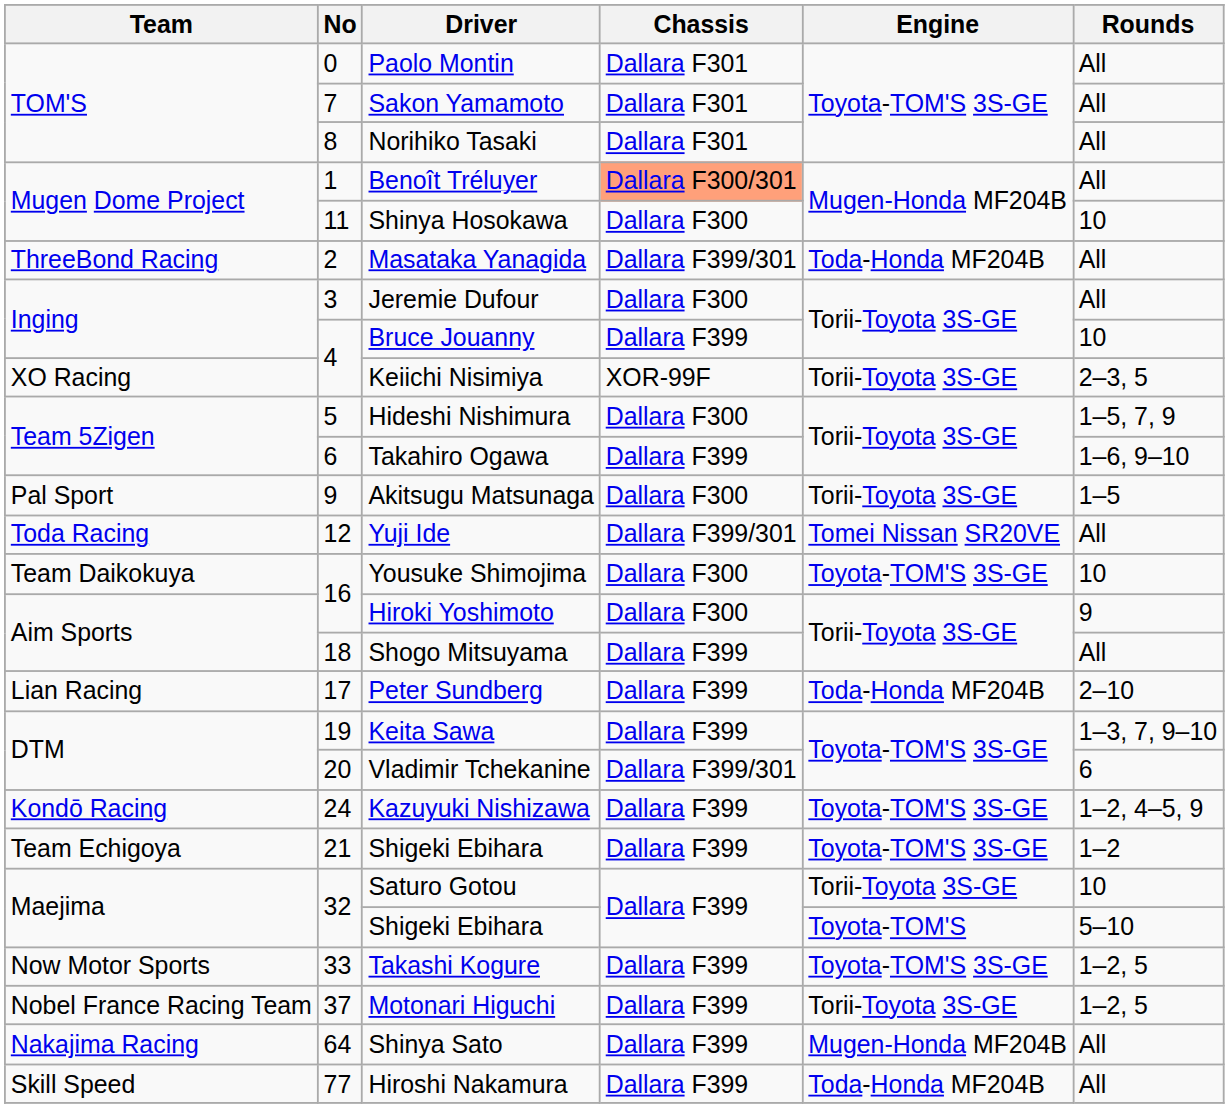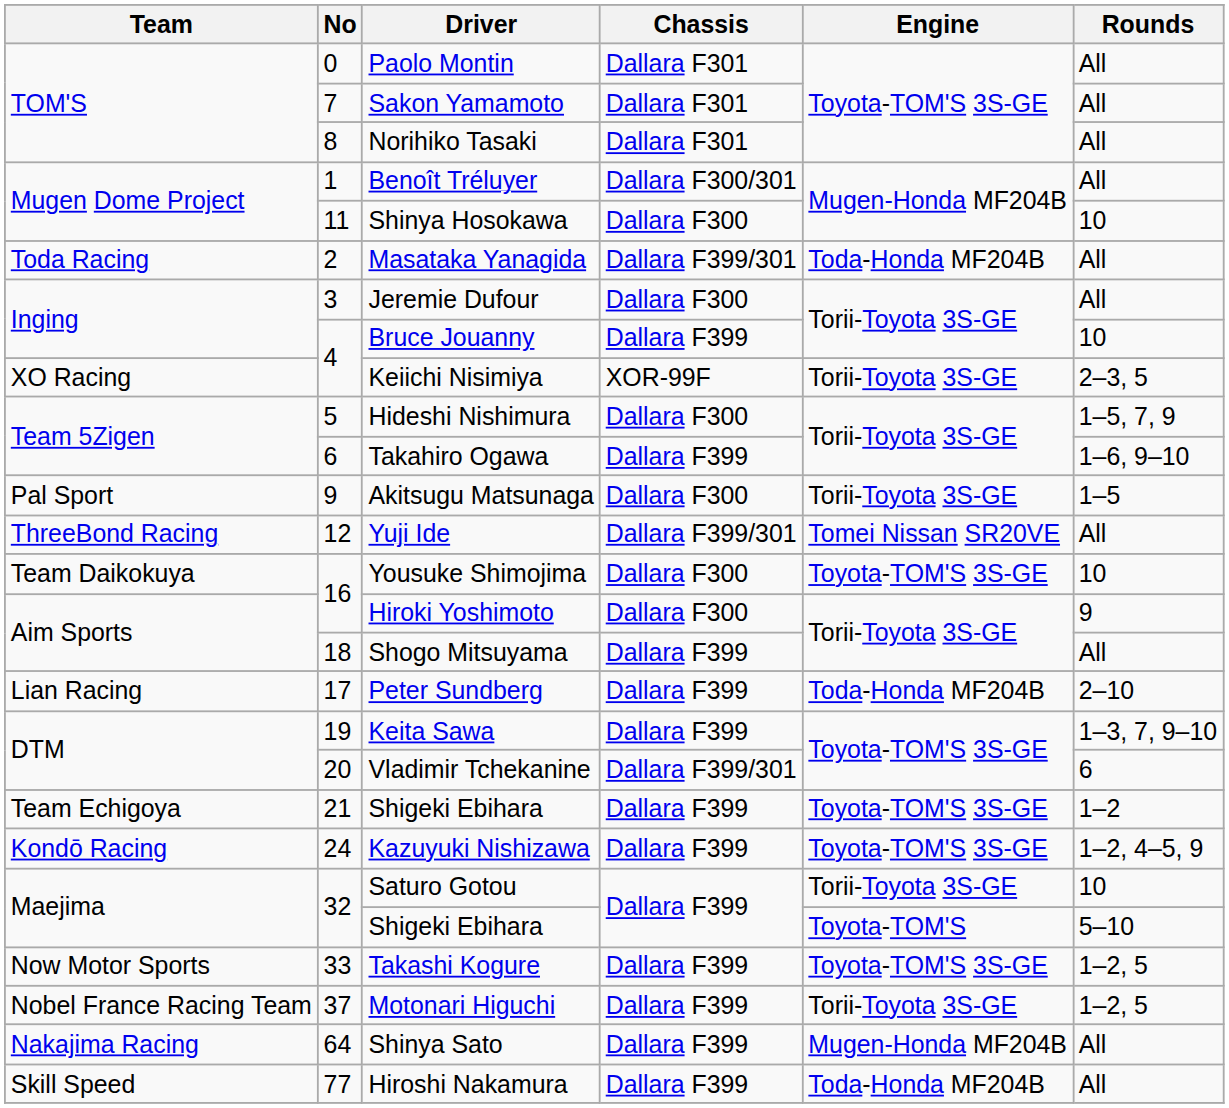(701, 181) lightsalmon background -> (701, 181) no background
(115, 260) ThreeBond Racing -> (80, 260) Toda Racing
(80, 534) Toda Racing -> (115, 534) ThreeBond Racing
rows swapped: (337, 848) <-> (337, 809)
